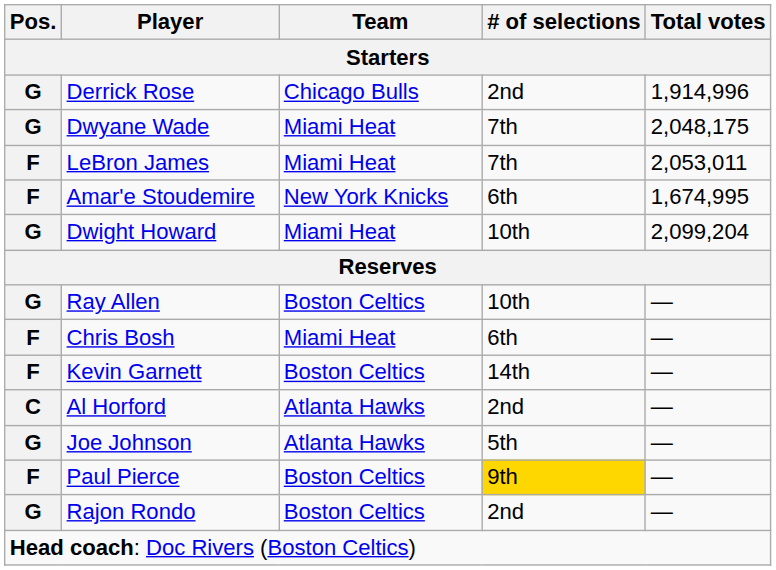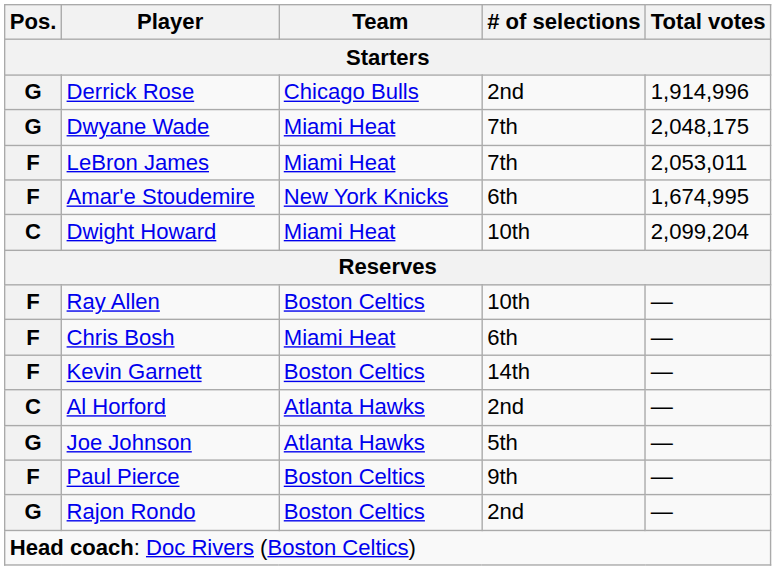(33, 232) G -> (33, 232) C
(33, 302) G -> (33, 302) F
(503, 477) gold background -> (503, 477) no background
